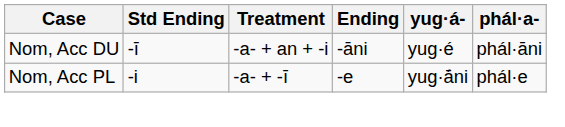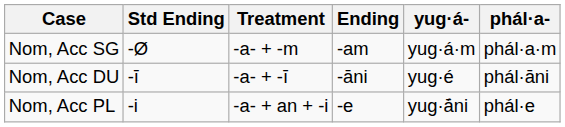+ row: (64, 48)
(281, 48) -a- + an + -i -> (261, 77) -a- + -ī
(261, 77) -a- + -ī -> (281, 106) -a- + an + -i
